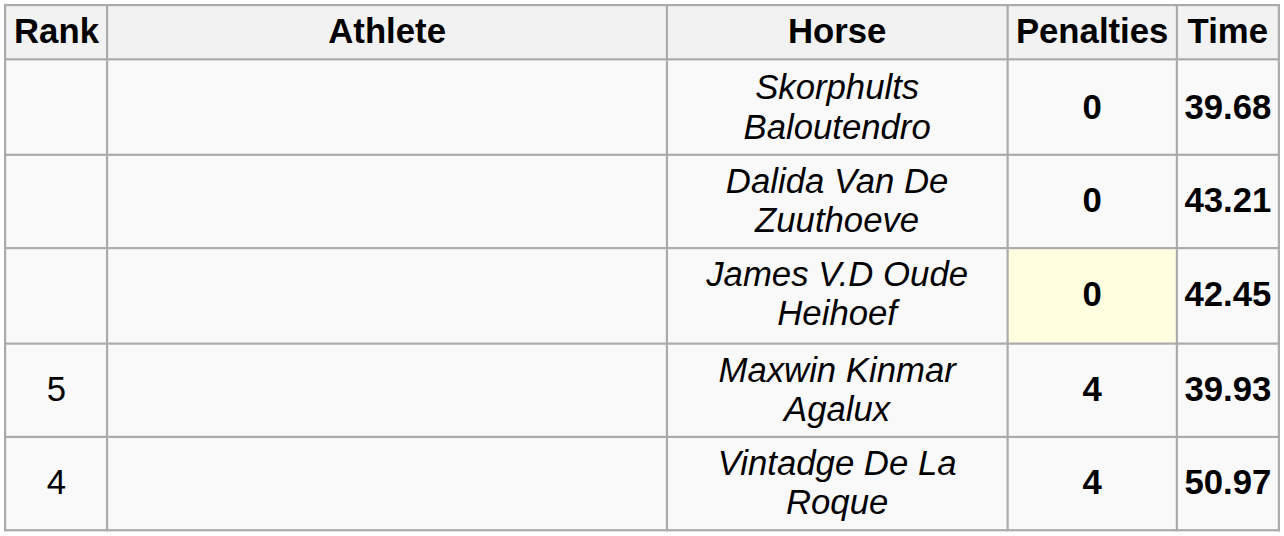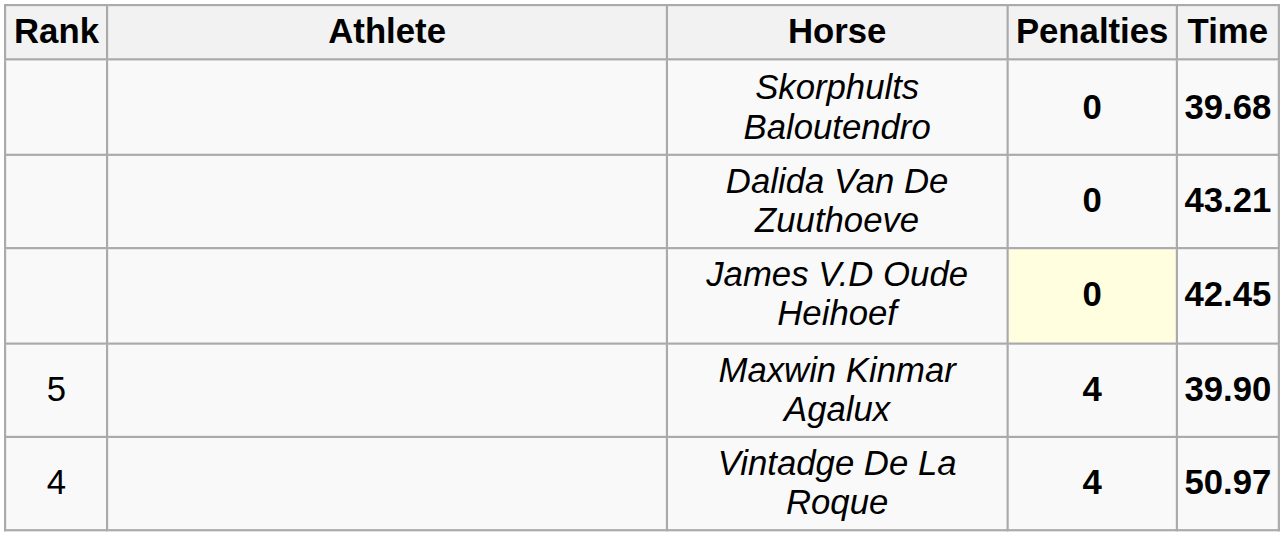(1228, 388) 39.93 -> (1228, 388) 39.90
